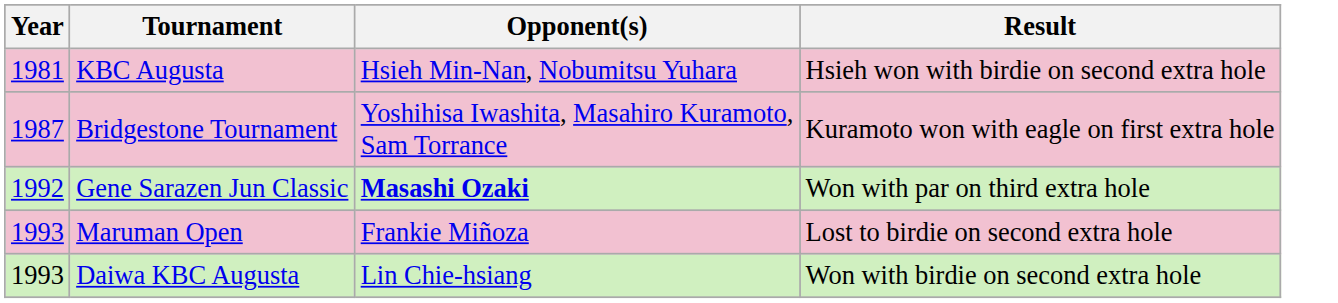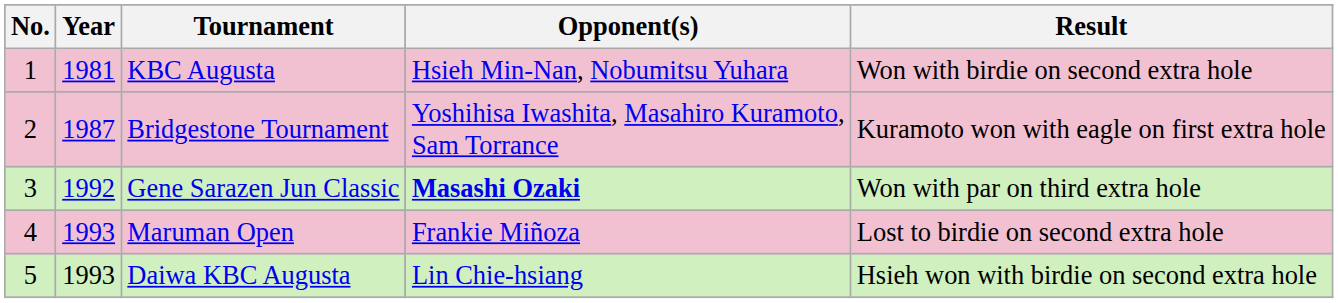+ column: (30, 26)
(1036, 70) Hsieh won with birdie on second extra hole -> (1055, 70) Won with birdie on second extra hole
(1003, 275) Won with birdie on second extra hole -> (1087, 275) Hsieh won with birdie on second extra hole
